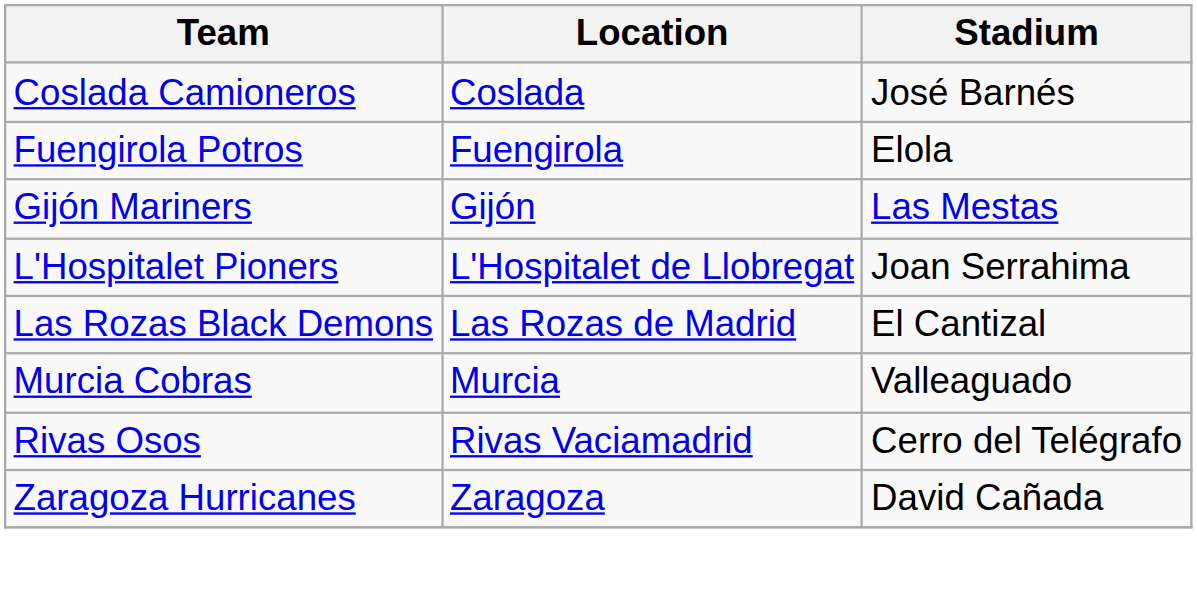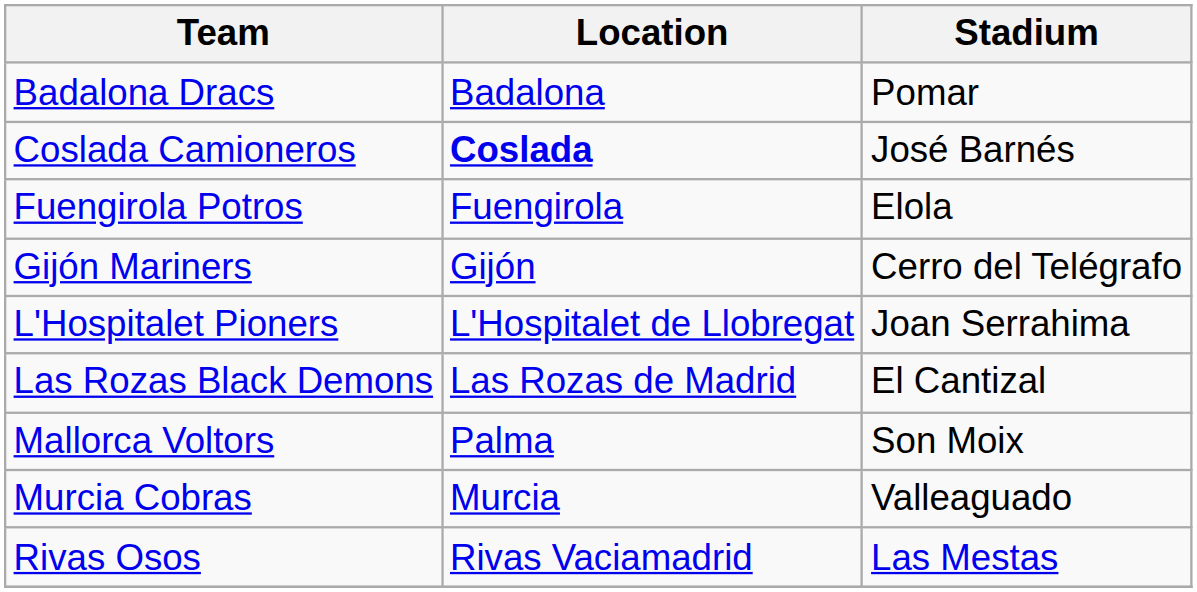+ row: (144, 91)
(517, 91) normal -> (521, 149) bold
(965, 207) Las Mestas -> (1027, 265) Cerro del Telégrafo
+ row: (144, 440)
(1027, 440) Cerro del Telégrafo -> (965, 556) Las Mestas
- row: (185, 498)
